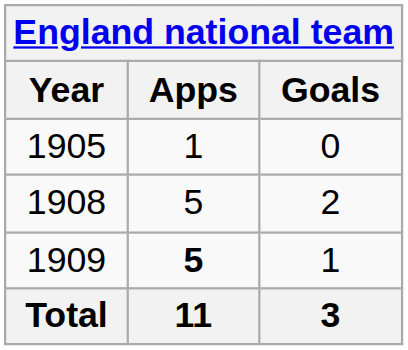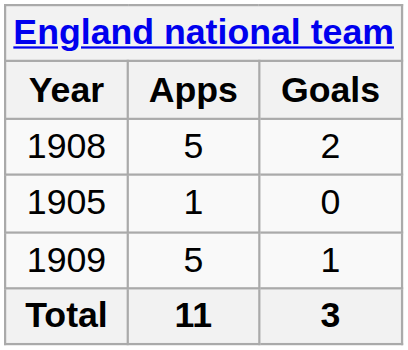rows swapped: (66, 145) <-> (66, 202)
(193, 259) bold -> (193, 259) normal
